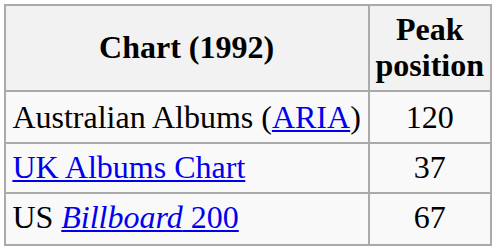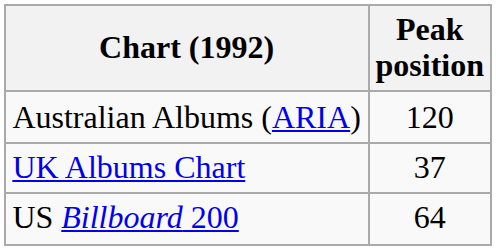(430, 218) 67 -> (430, 218) 64
